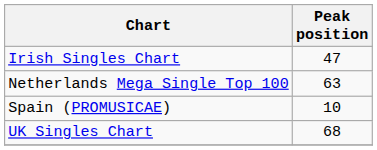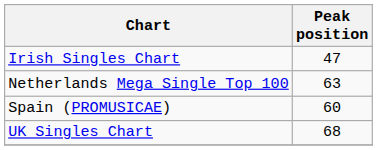(332, 108) 10 -> (332, 108) 60
